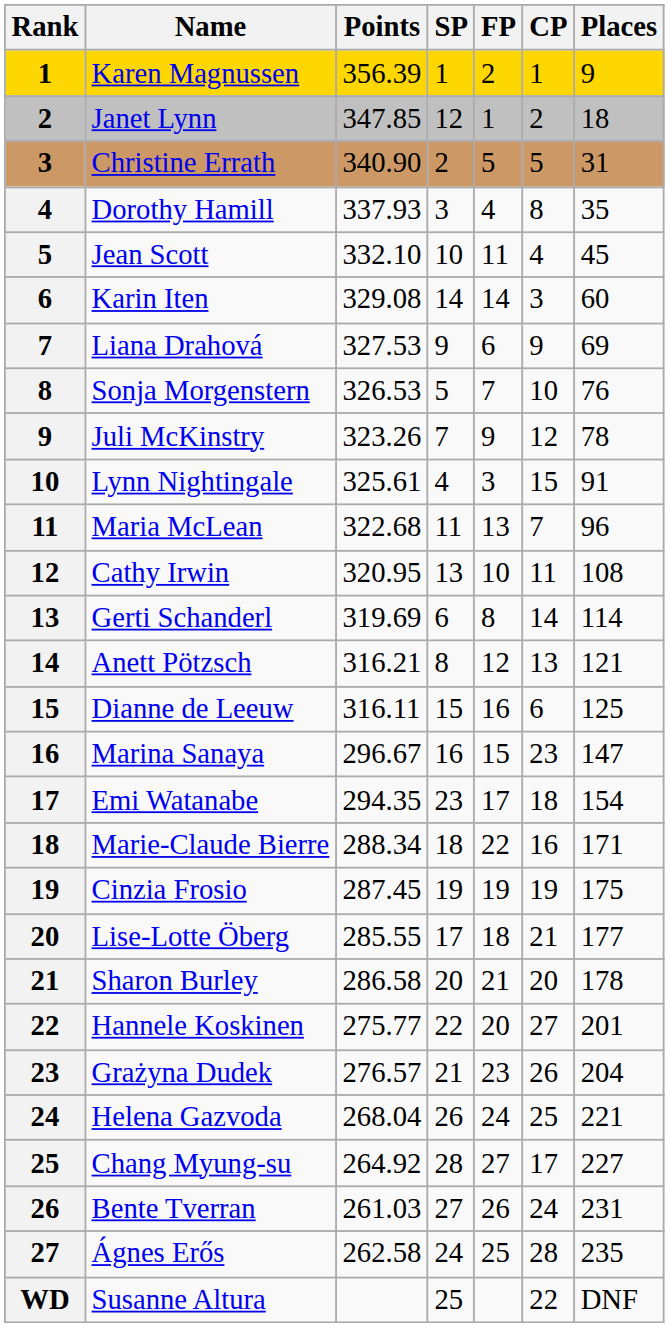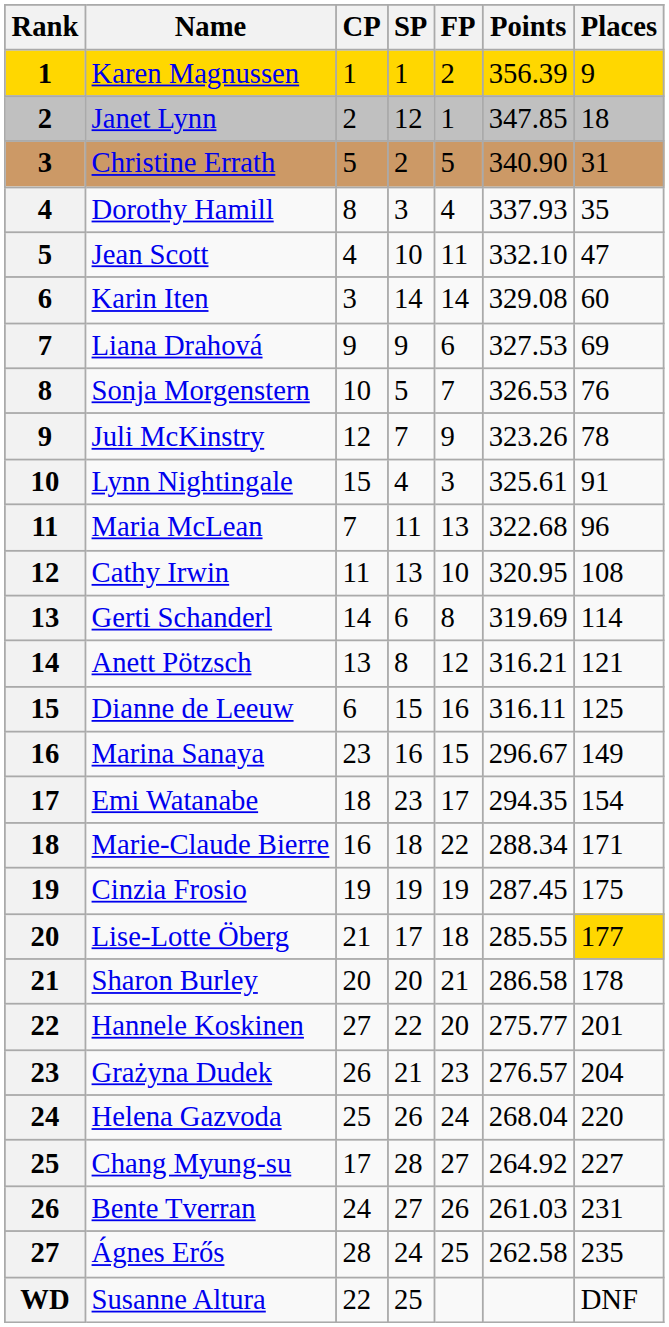columns swapped: (548, 27) <-> (382, 27)
(595, 254) 45 -> (595, 254) 47
(602, 753) 147 -> (602, 753) 149
(602, 935) no background -> (602, 935) gold background
(602, 1117) 221 -> (602, 1117) 220
